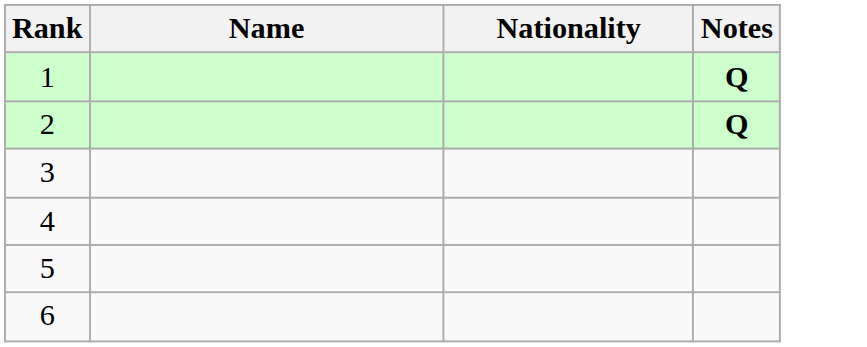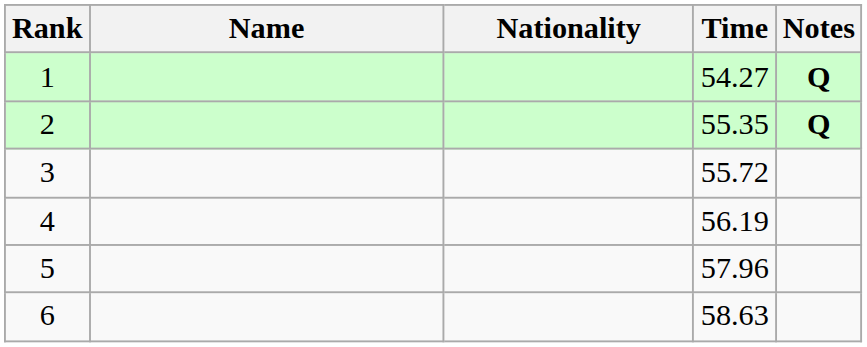+ column: (735, 28)
